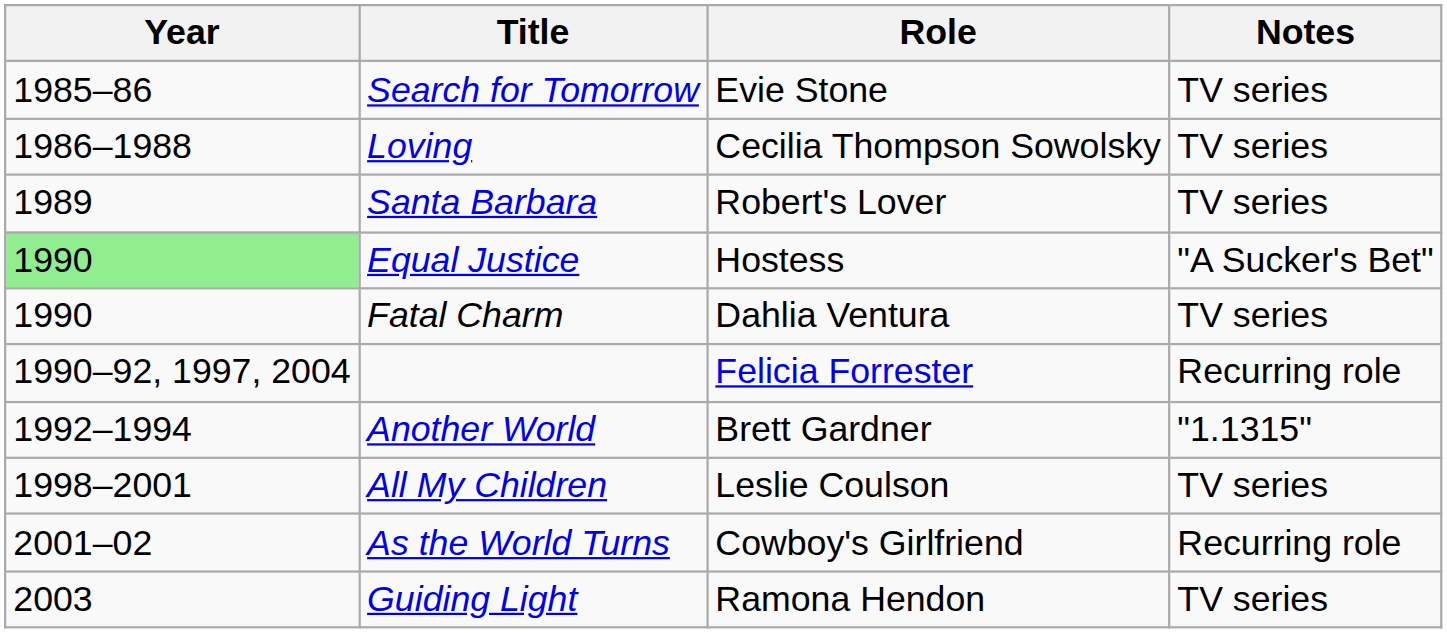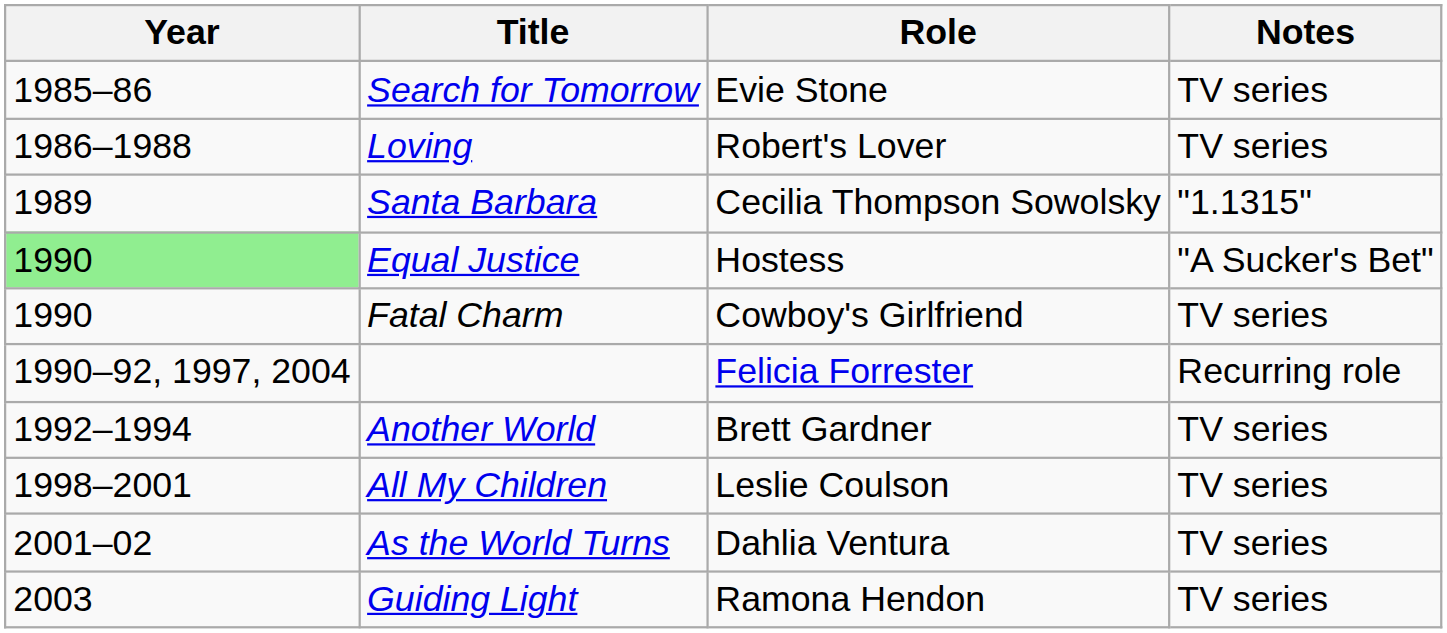(938, 145) Cecilia Thompson Sowolsky -> (831, 145) Robert's Lover
(831, 202) Robert's Lover -> (938, 202) Cecilia Thompson Sowolsky
(1253, 202) TV series -> (1245, 202) "1.1315"
(832, 315) Dahlia Ventura -> (869, 315) Cowboy's Girlfriend
(1245, 428) "1.1315" -> (1253, 428) TV series
(869, 542) Cowboy's Girlfriend -> (832, 542) Dahlia Ventura
(1289, 542) Recurring role -> (1253, 542) TV series
